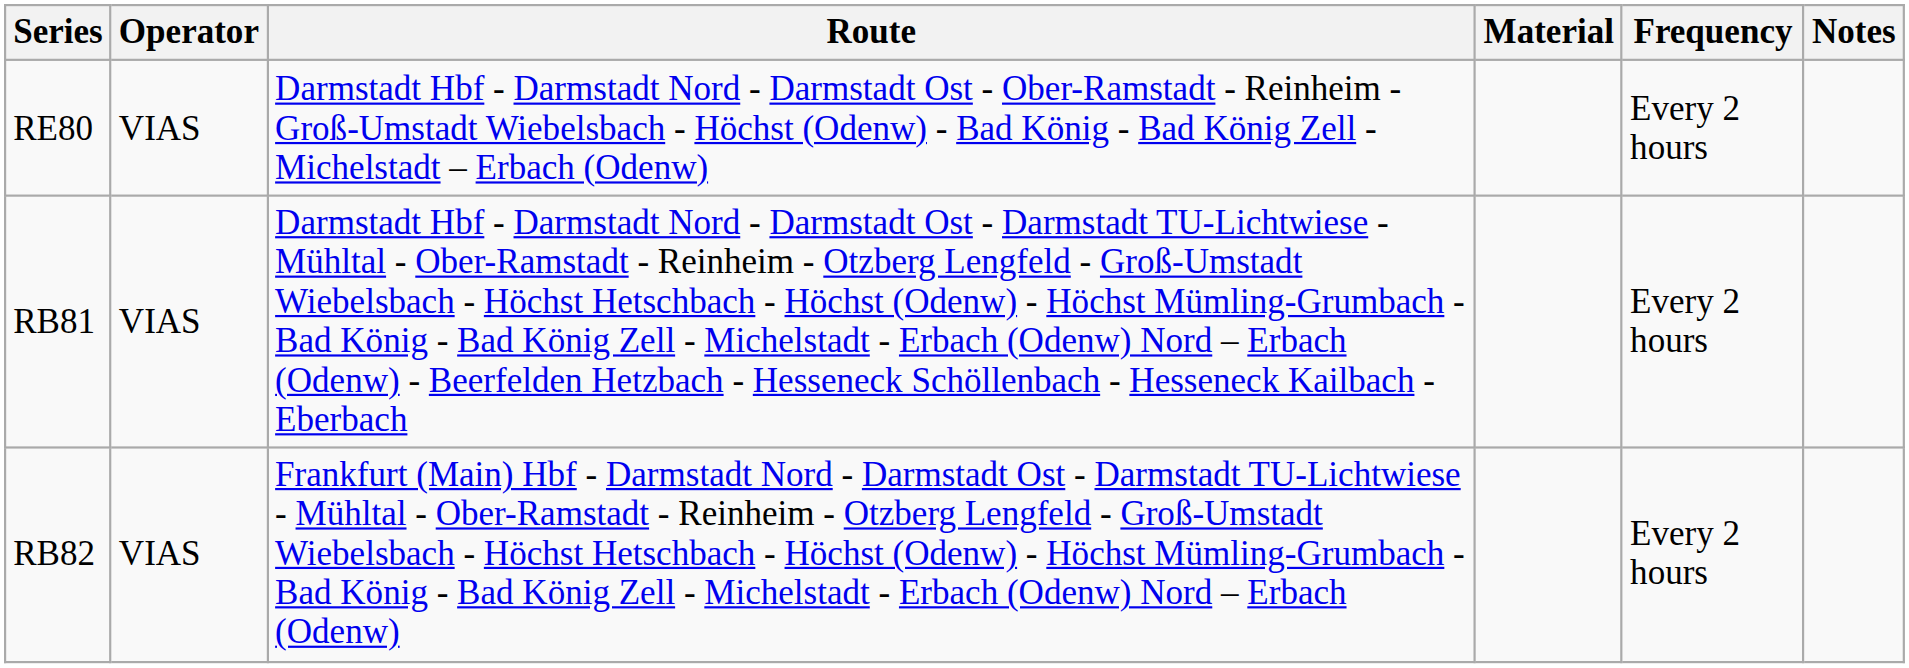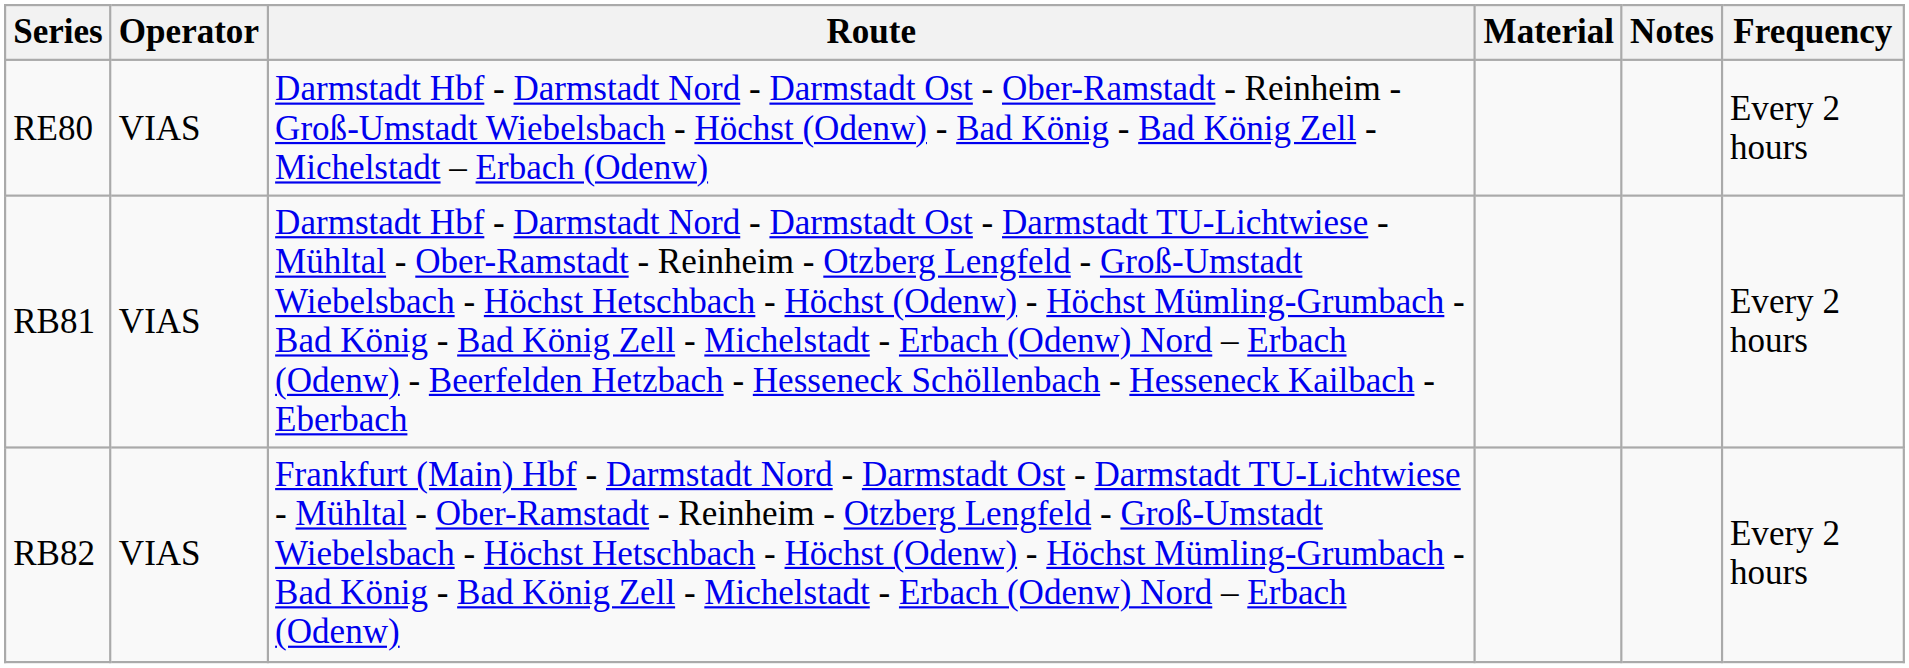columns swapped: (1713, 32) <-> (1854, 32)
